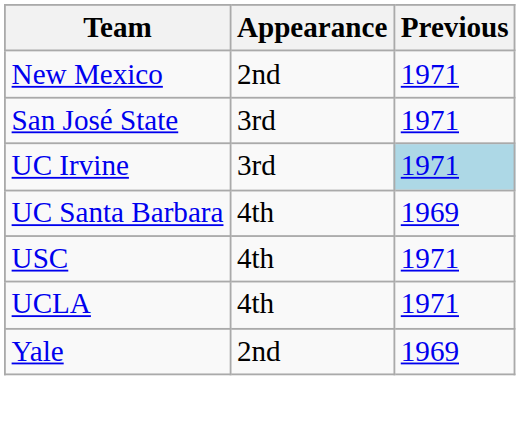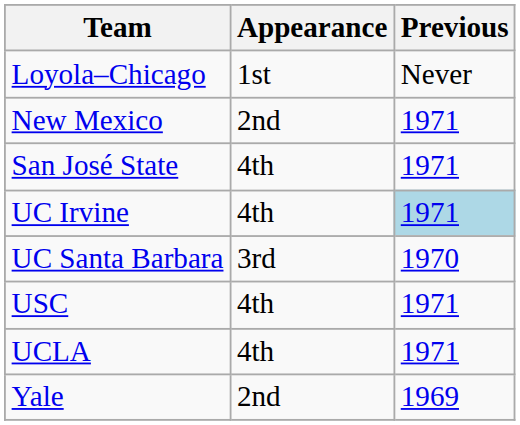+ row: (109, 73)
(256, 119) 3rd -> (256, 166) 4th
(256, 166) 3rd -> (256, 212) 4th
(256, 212) 4th -> (256, 258) 3rd
(430, 212) 1969 -> (430, 258) 1970
